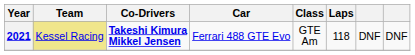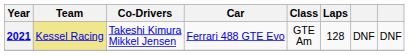(148, 36) bold -> (145, 36) normal
(341, 36) 118 -> (336, 36) 128
